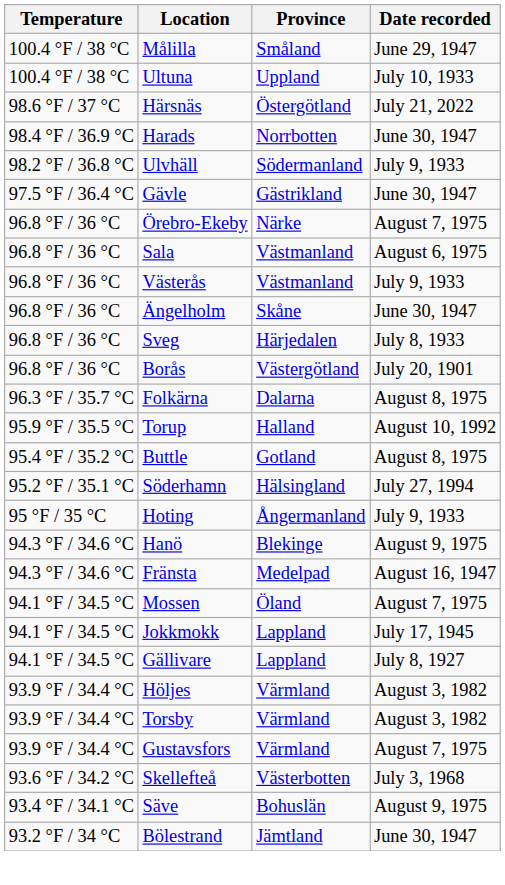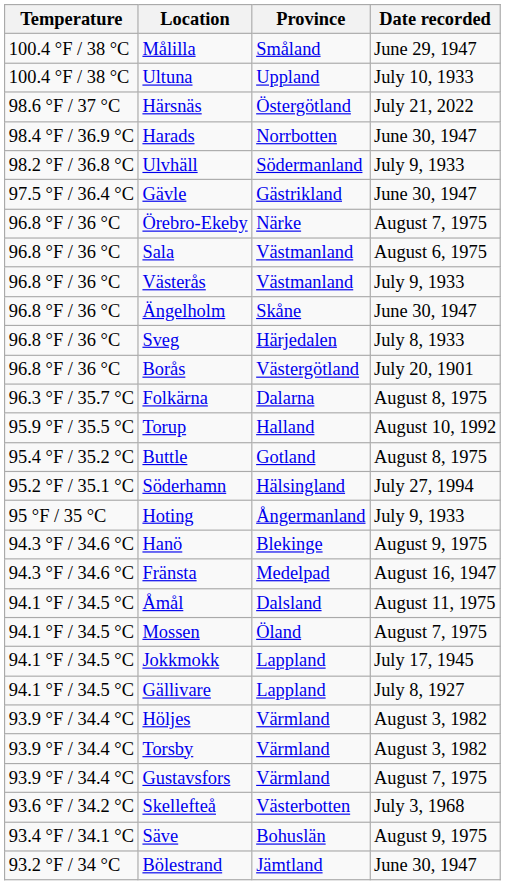+ row: (163, 602)
